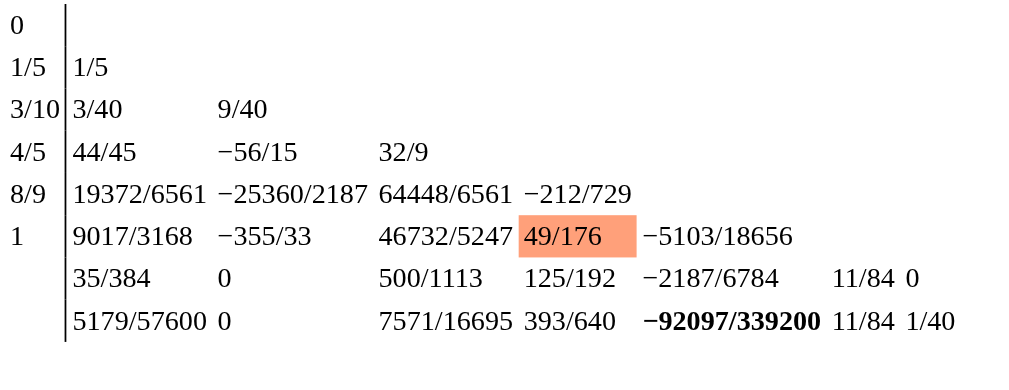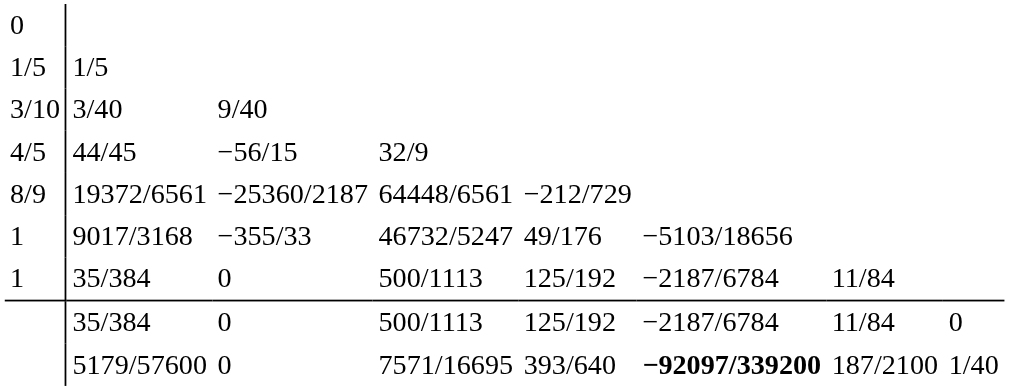(563, 235) lightsalmon background -> (563, 235) no background
+ row: (17, 278)
(863, 320) 11/84 -> (885, 364) 187/2100
